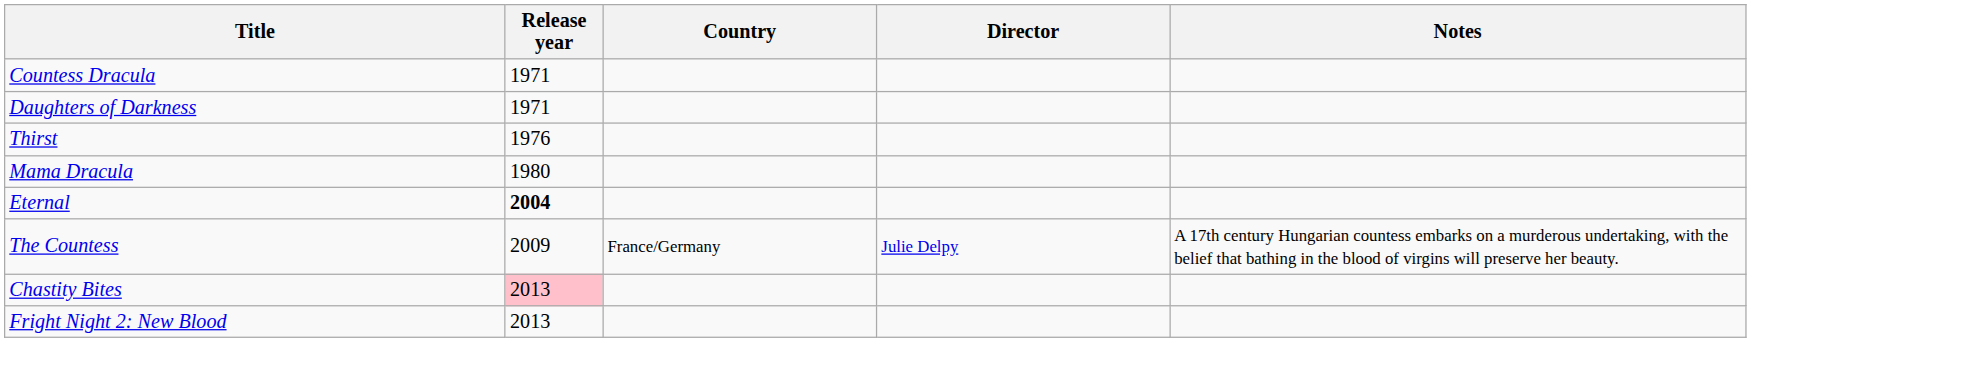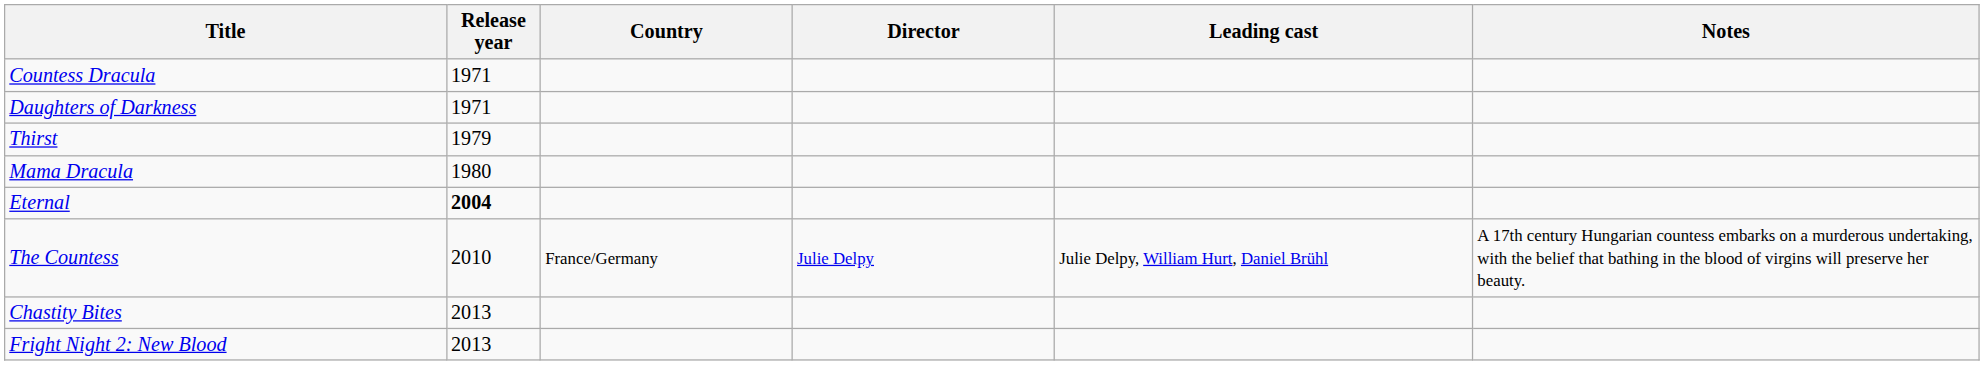+ column: (1264, 31)
(530, 139) 1976 -> (471, 139) 1979
(530, 246) 2009 -> (471, 257) 2010
(530, 289) pink background -> (471, 312) no background
